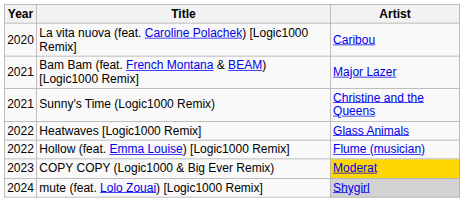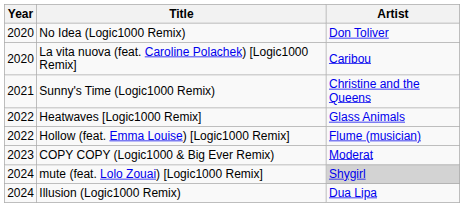+ row: (112, 33)
- row: (153, 72)
(355, 168) gold background -> (351, 155) no background
+ row: (110, 193)
